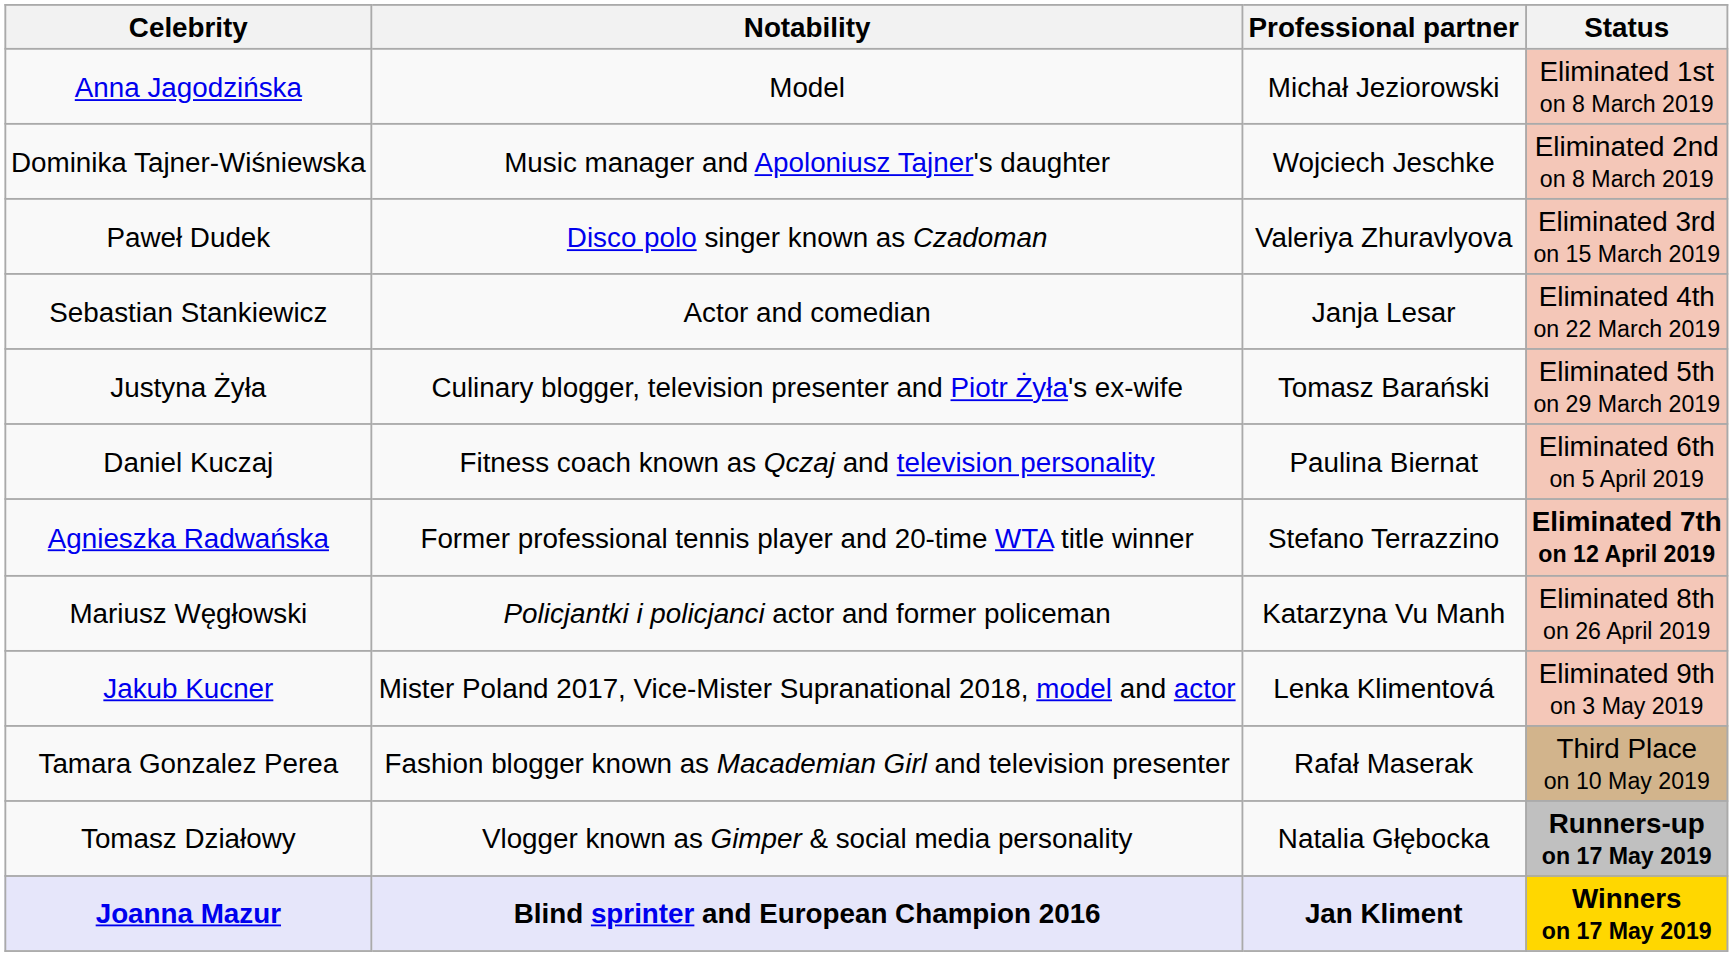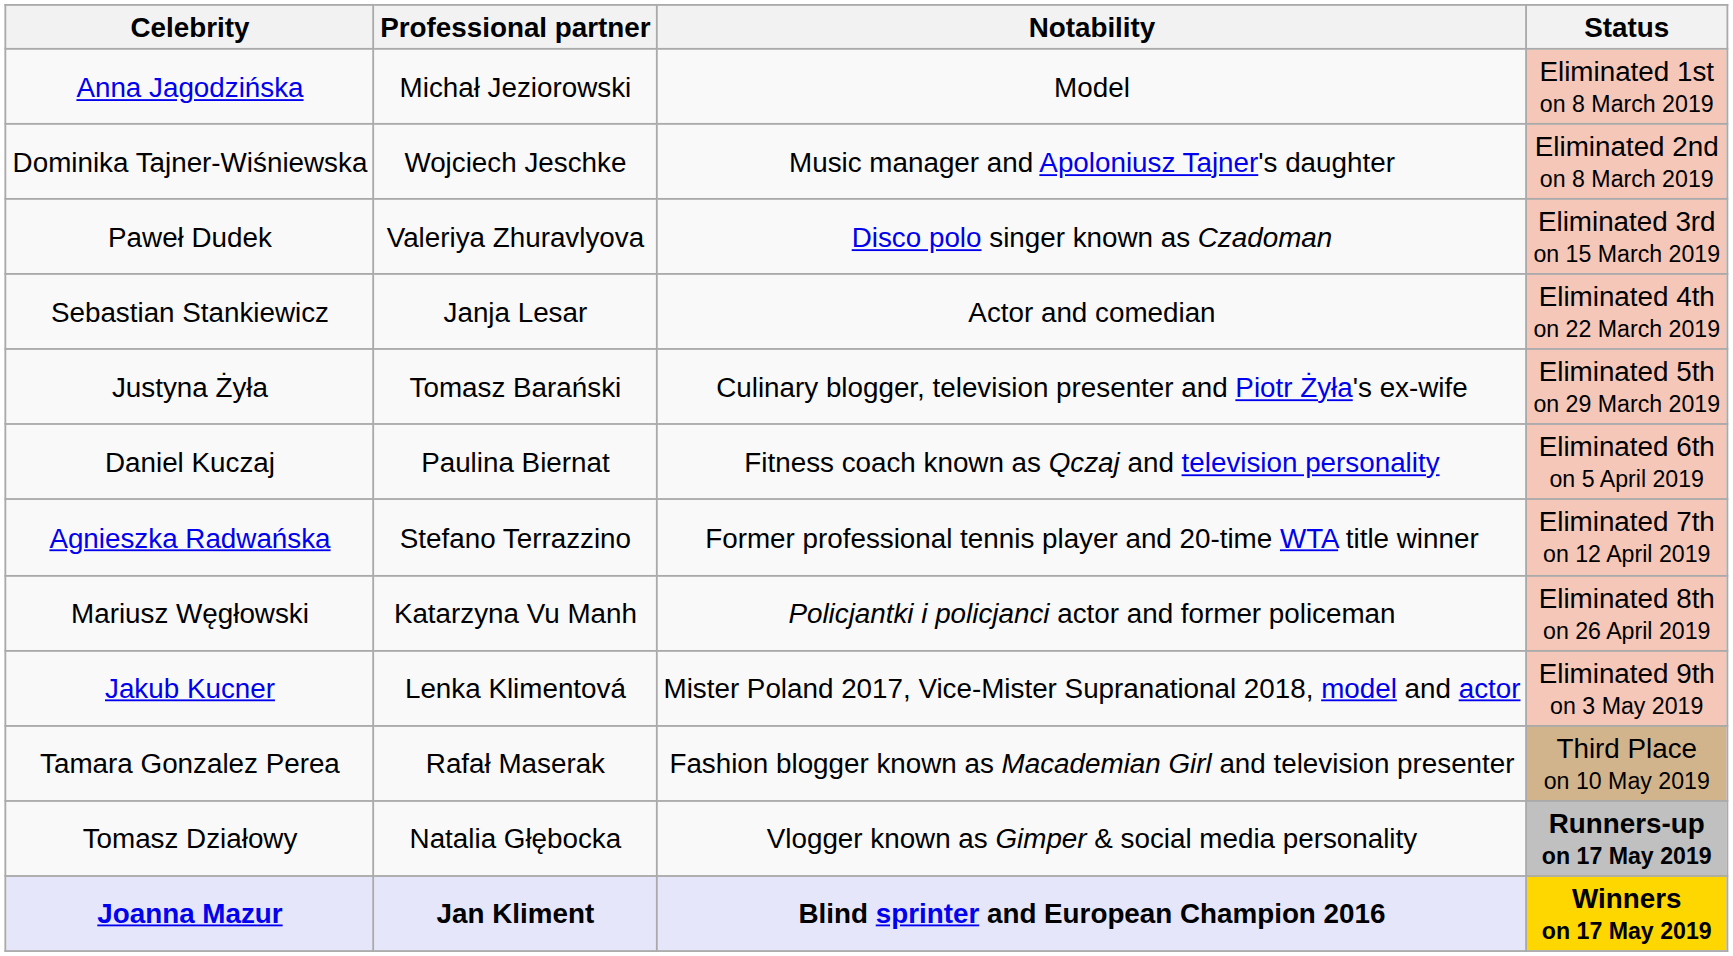columns swapped: (807, 27) <-> (1384, 27)
(1627, 537) bold -> (1627, 537) normal
